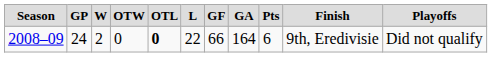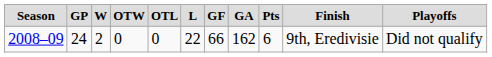(155, 39) bold -> (155, 39) normal
(244, 39) 164 -> (244, 39) 162
